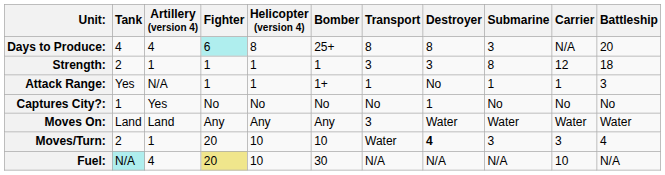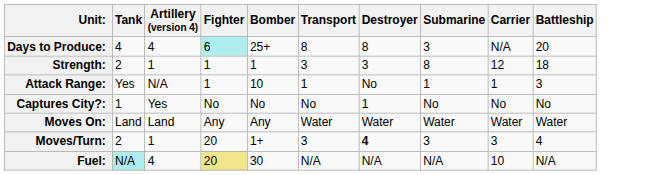- column: (279, 20)
(321, 84) 1+ -> (257, 84) 10
(368, 122) 3 -> (317, 122) Water
(321, 141) 10 -> (257, 141) 1+
(381, 141) Water -> (304, 141) 3
